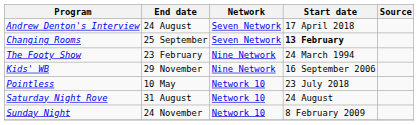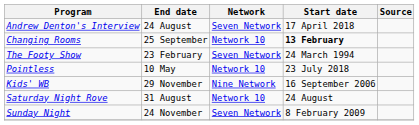(246, 40) Seven Network -> (238, 40) Network 10
(244, 55) Nine Network -> (246, 55) Seven Network
rows swapped: (28, 69) <-> (30, 84)
(238, 112) Network 10 -> (246, 112) Seven Network
